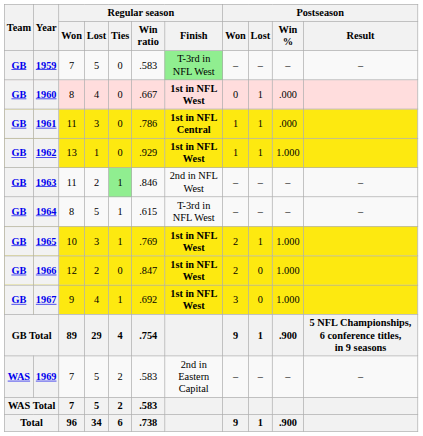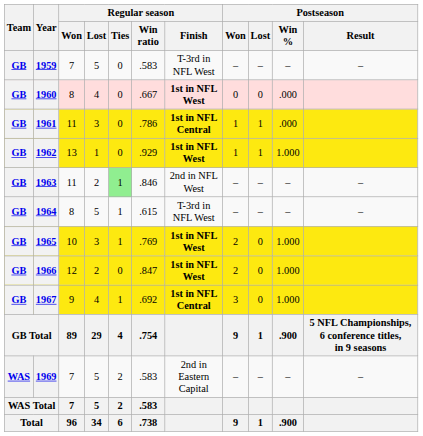(194, 65) lightgreen background -> (194, 65) no background
(260, 94) 1 -> (260, 94) 0
(260, 241) 1 -> (260, 241) 0
(194, 299) 1st in NFL West -> (194, 299) 1st in NFL Central
